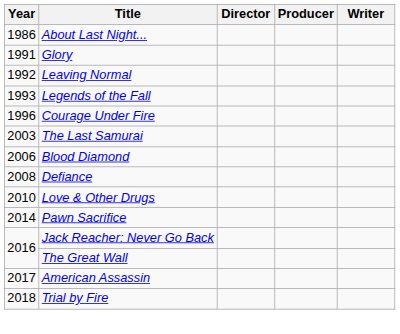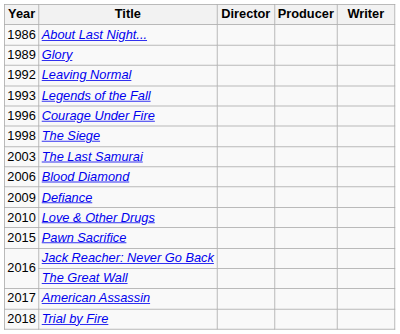(22, 55) 1991 -> (22, 55) 1989
+ row: (71, 136)
(22, 177) 2008 -> (22, 197) 2009
(22, 217) 2014 -> (22, 237) 2015
